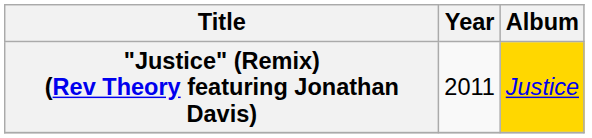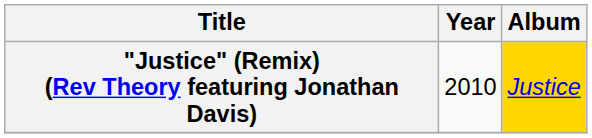(470, 86) 2011 -> (471, 86) 2010
